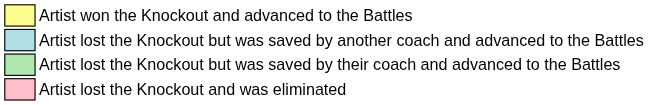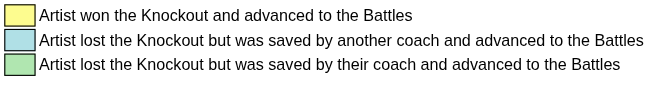- row: (193, 89)
